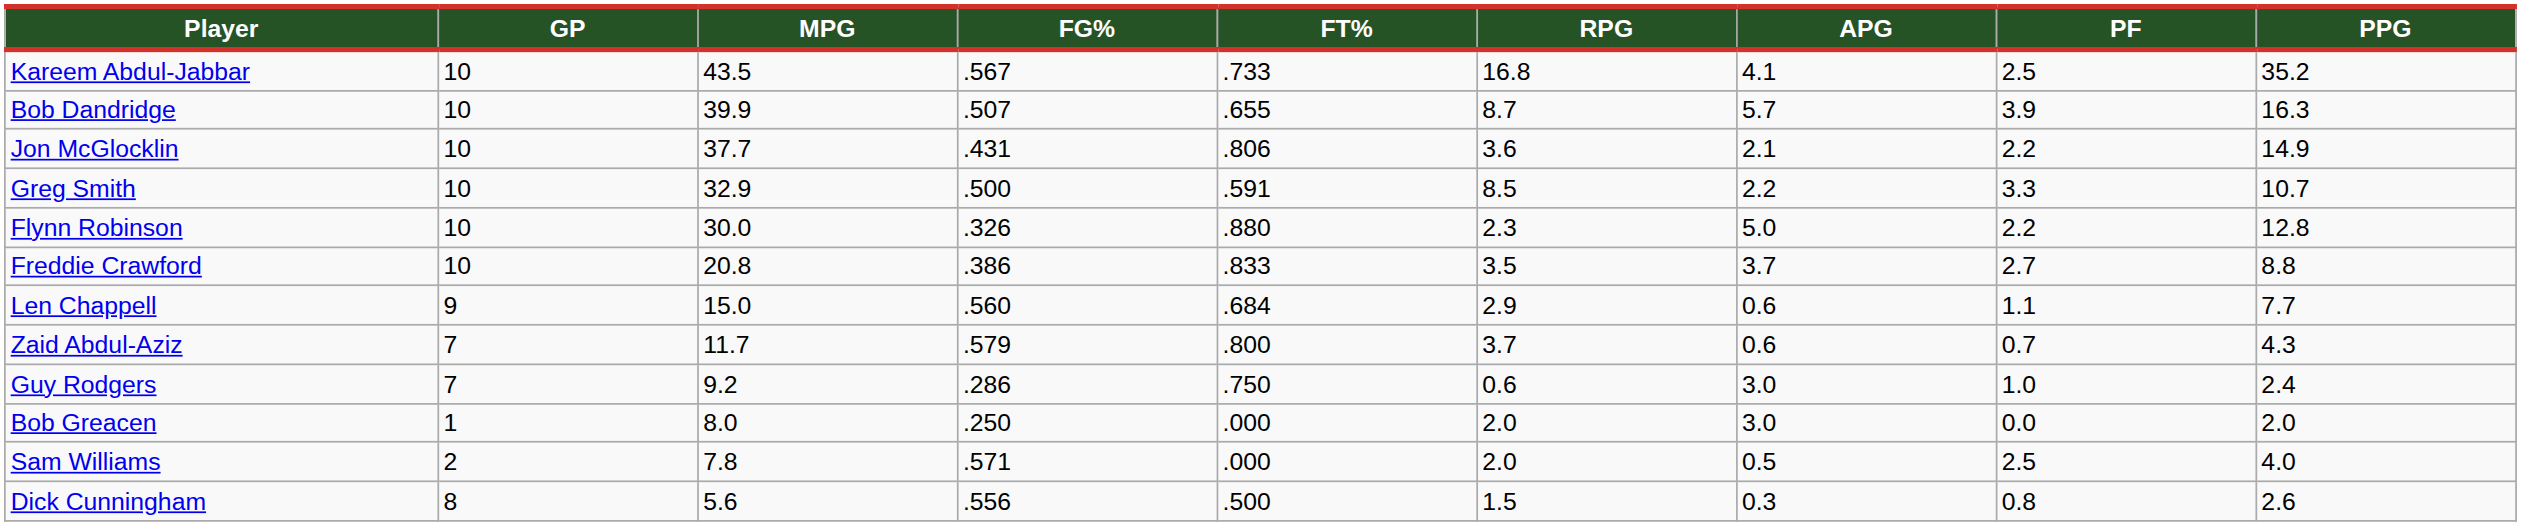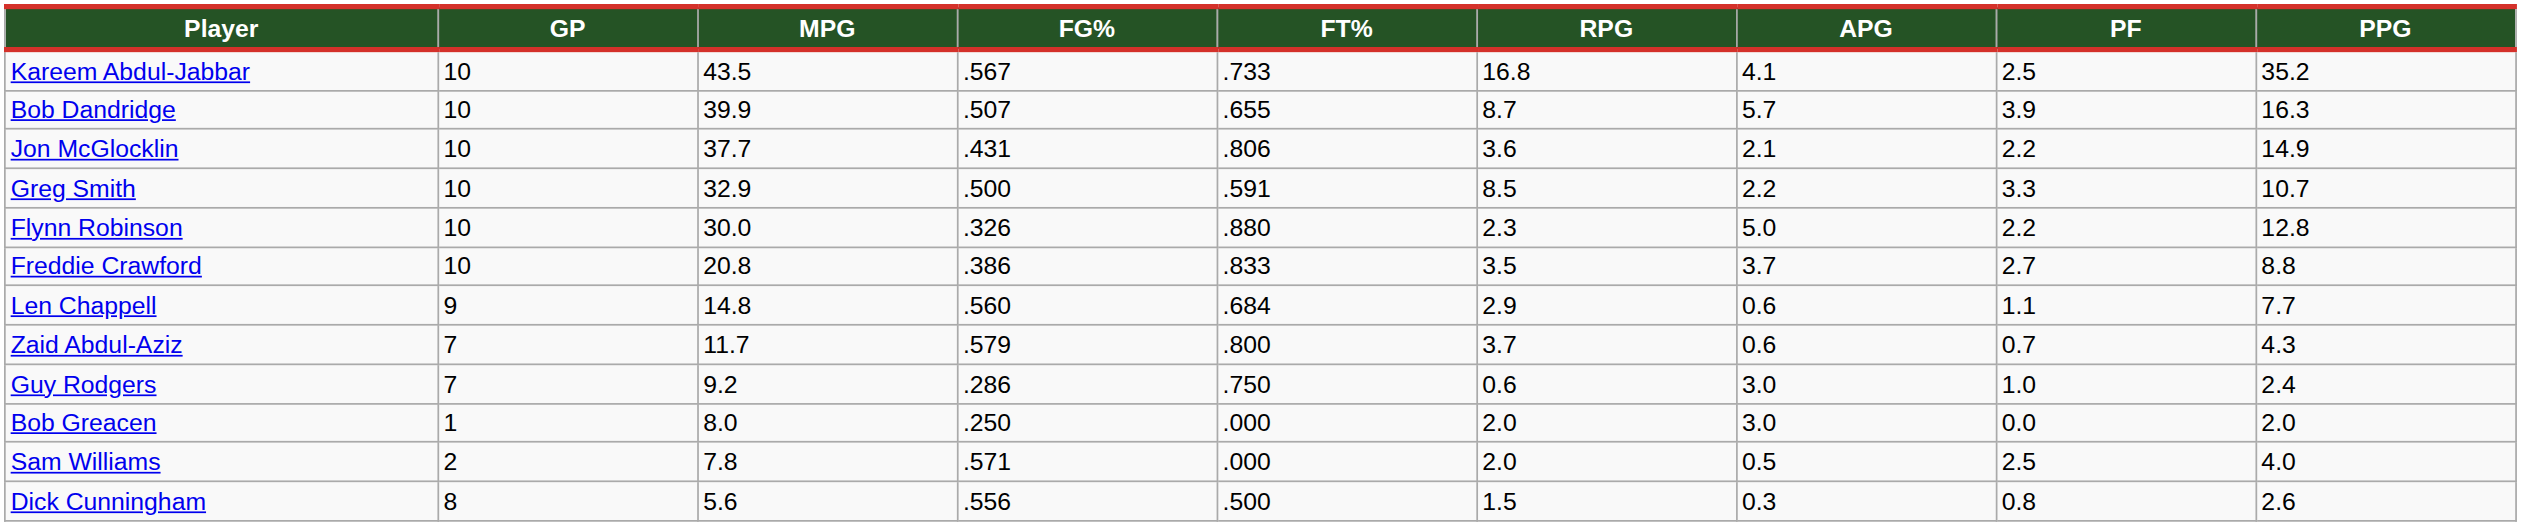(727, 306) 15.0 -> (727, 306) 14.8
